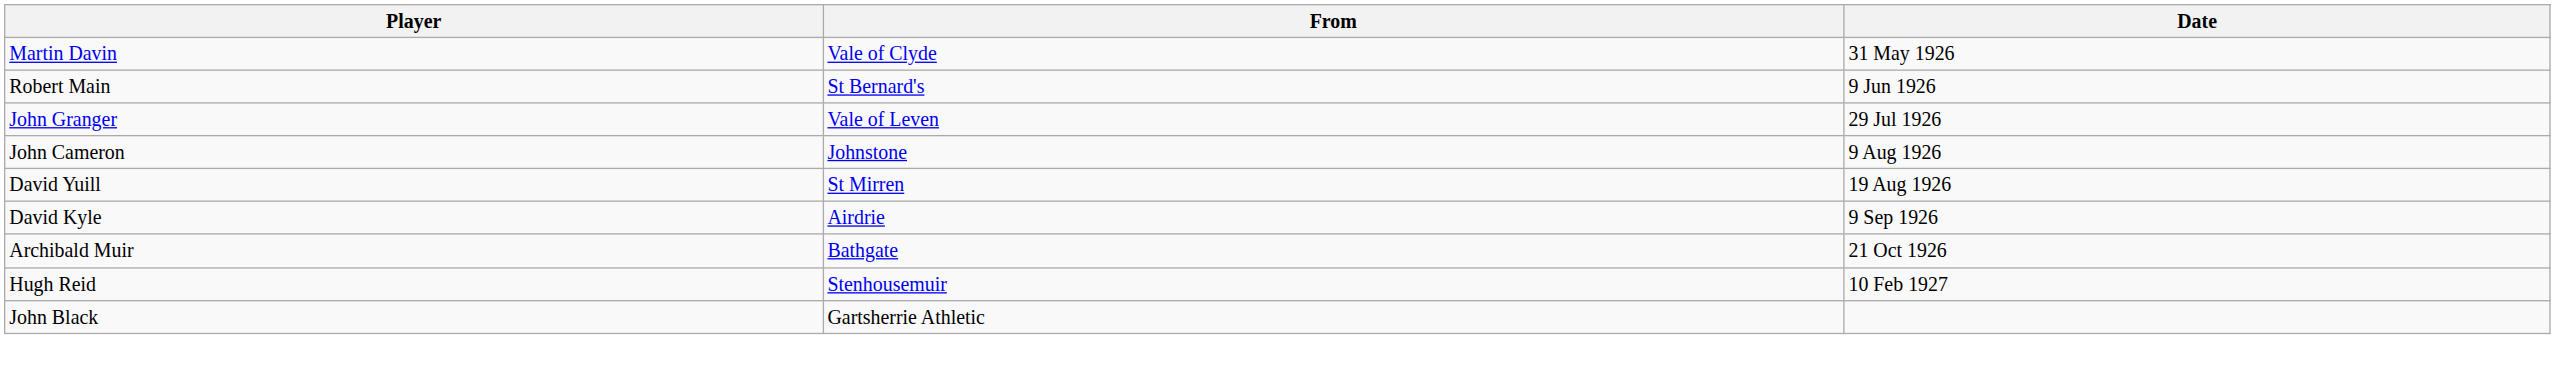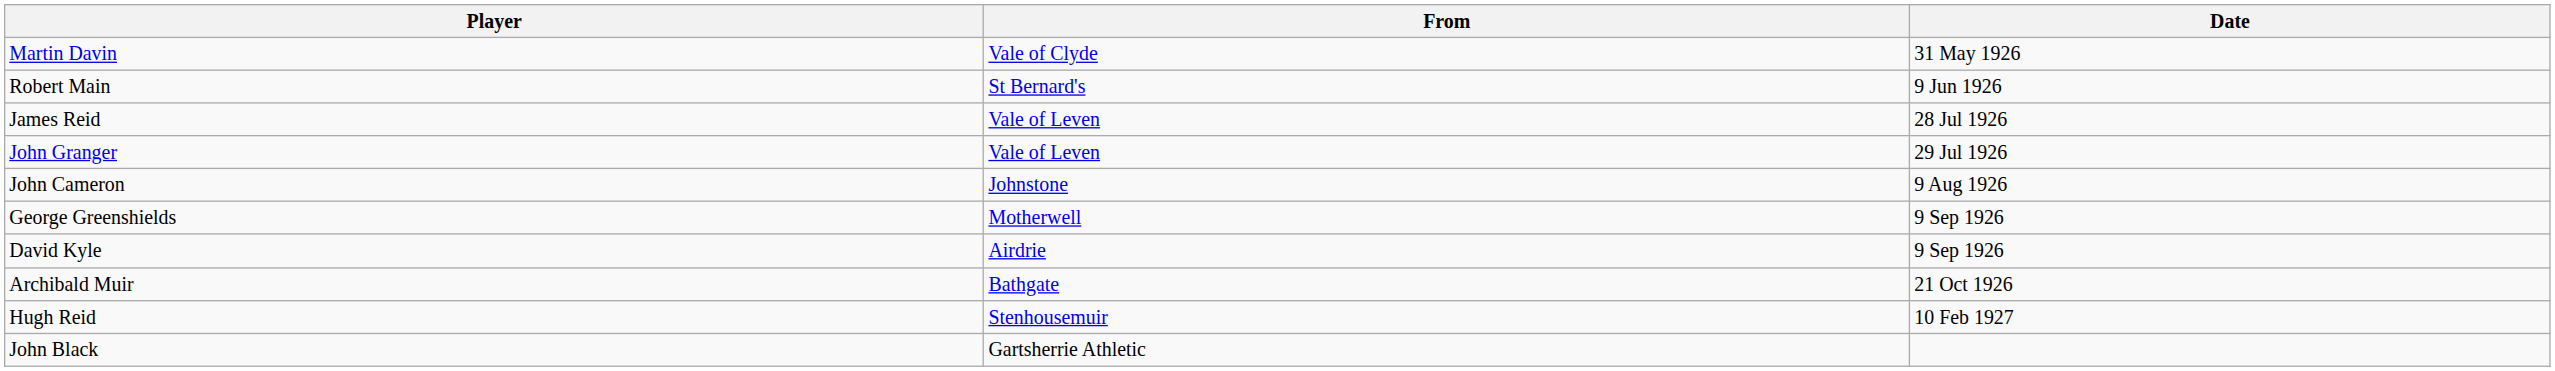+ row: (55, 119)
- row: (55, 185)
+ row: (93, 218)
